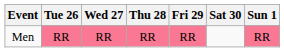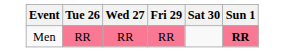- column: (148, 15)
(262, 36) normal -> (241, 36) bold
